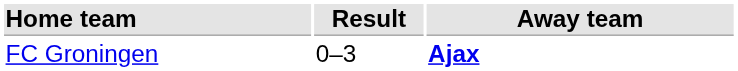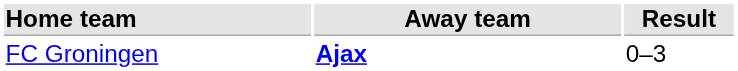columns swapped: (369, 18) <-> (580, 18)
